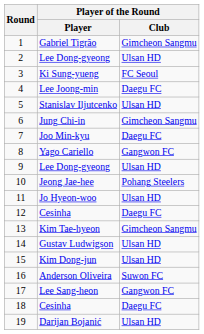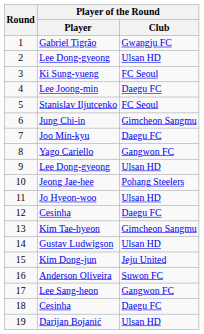(159, 43) Gimcheon Sangmu -> (147, 43) Gwangju FC
(141, 105) Ulsan HD -> (140, 105) FC Seoul
(141, 259) Ulsan HD -> (144, 259) Jeju United
